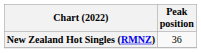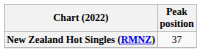(177, 39) 36 -> (177, 39) 37
